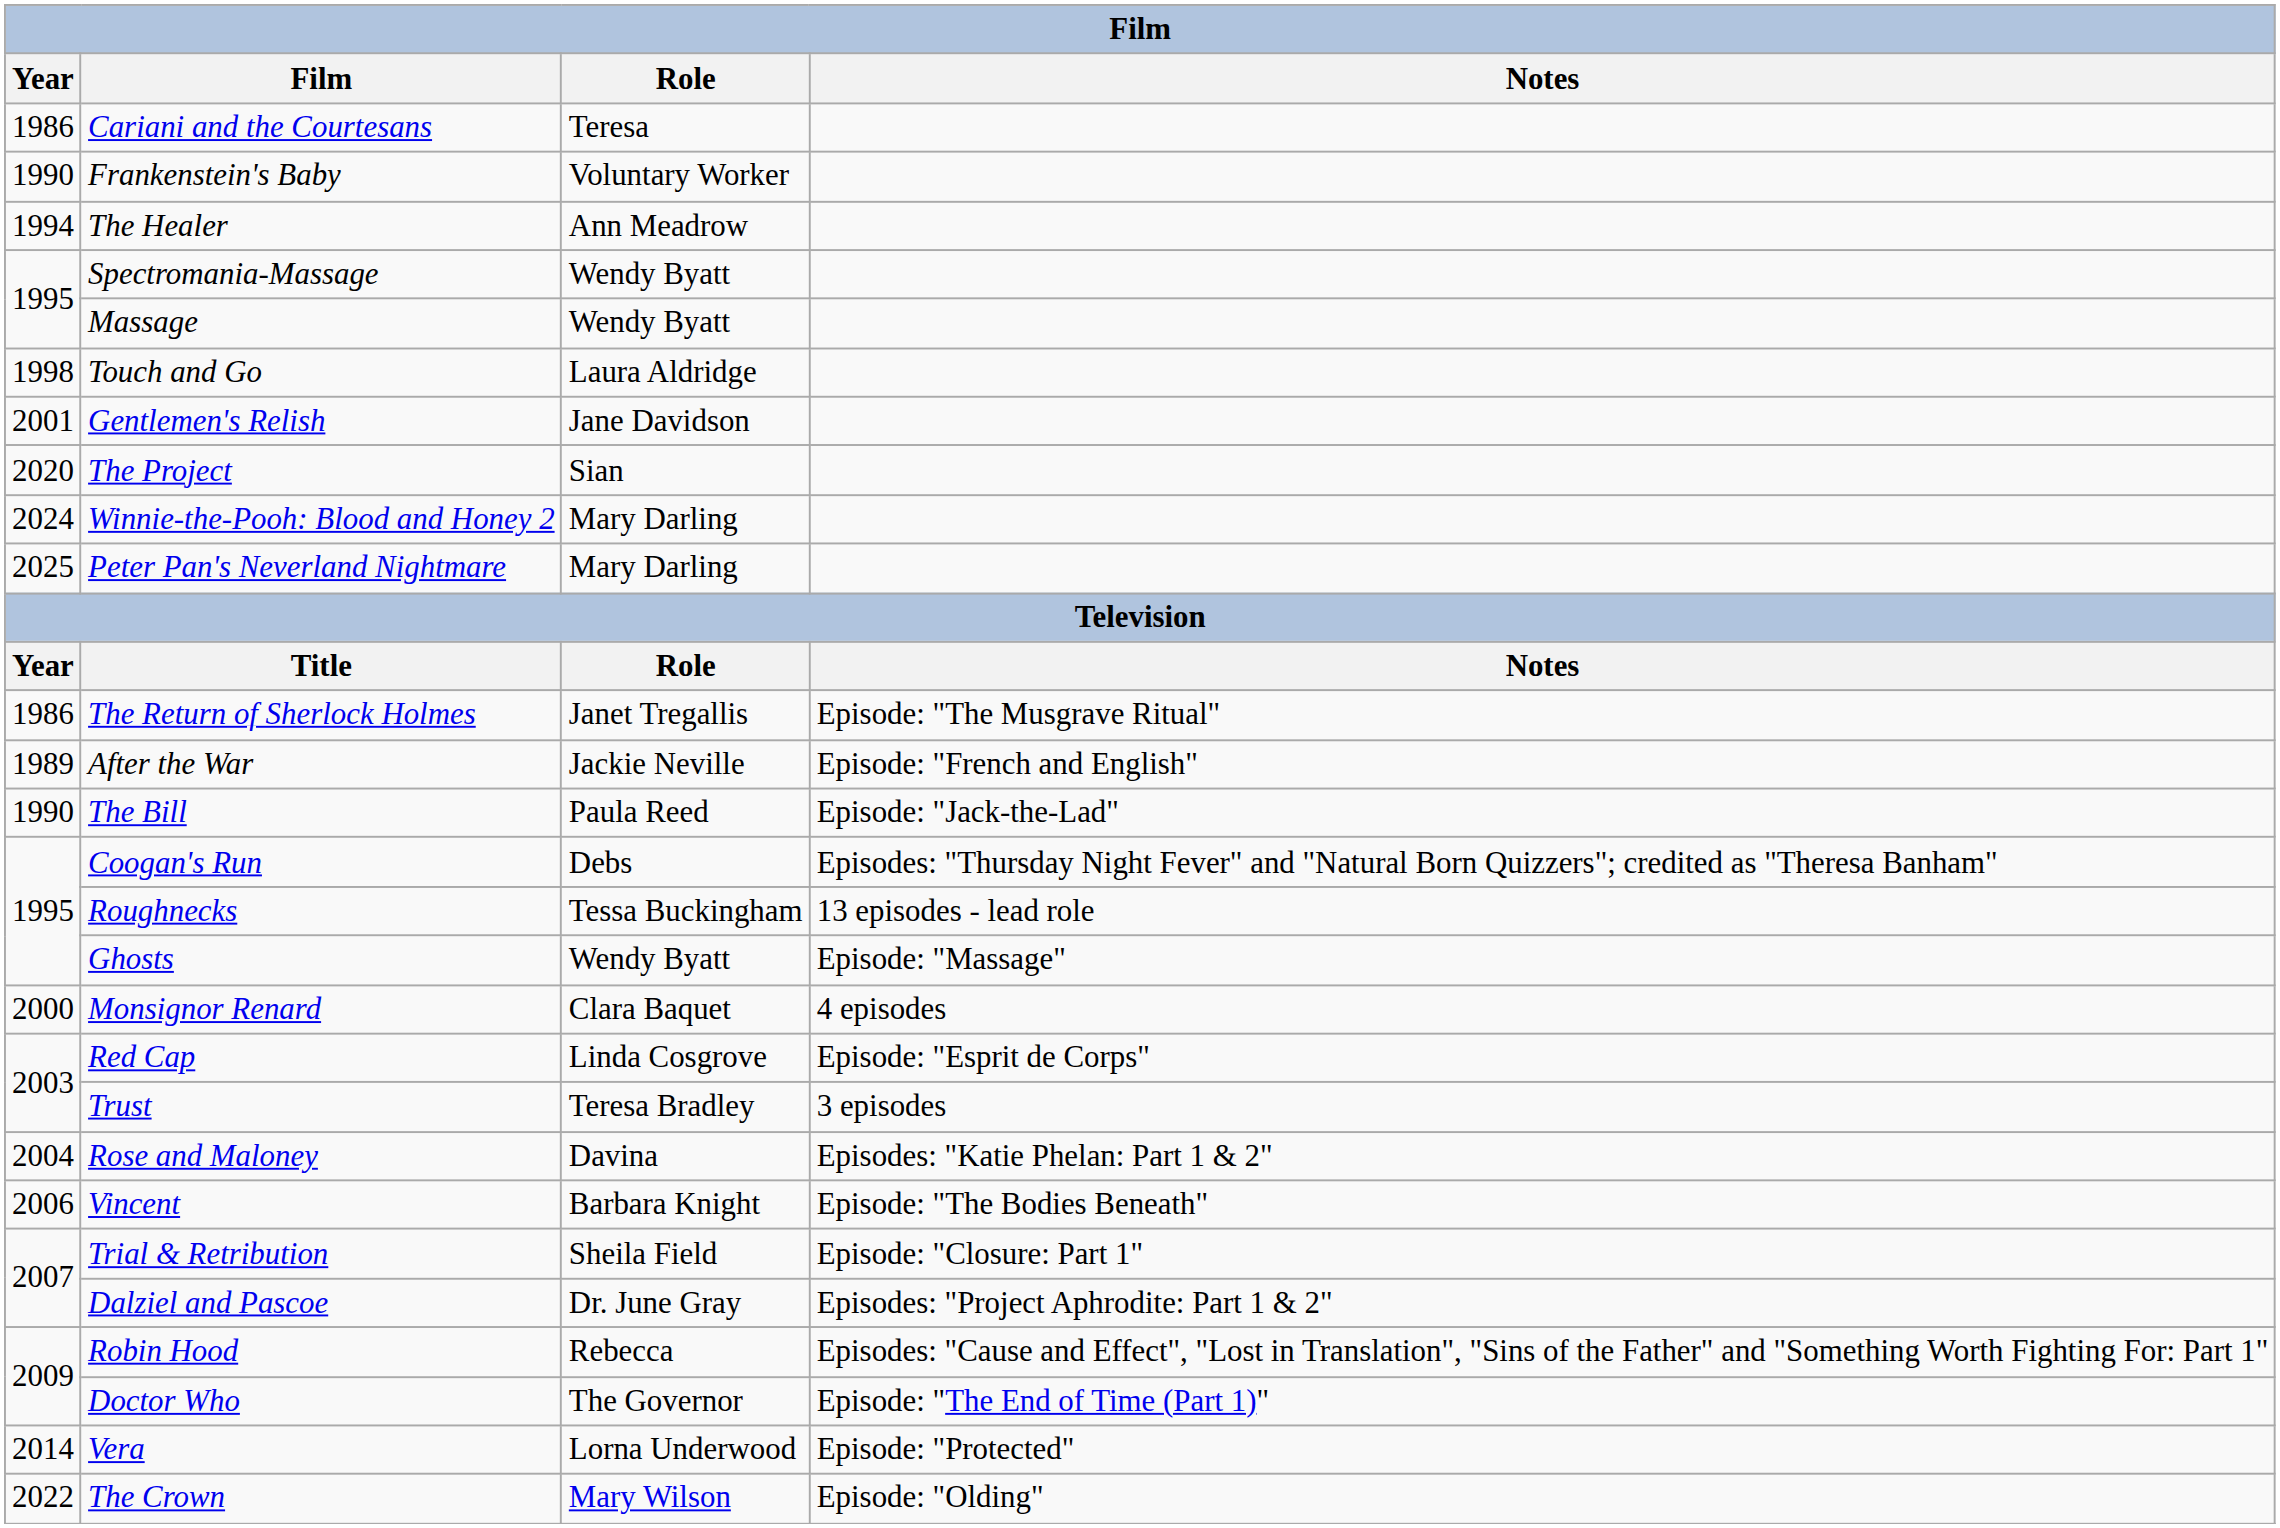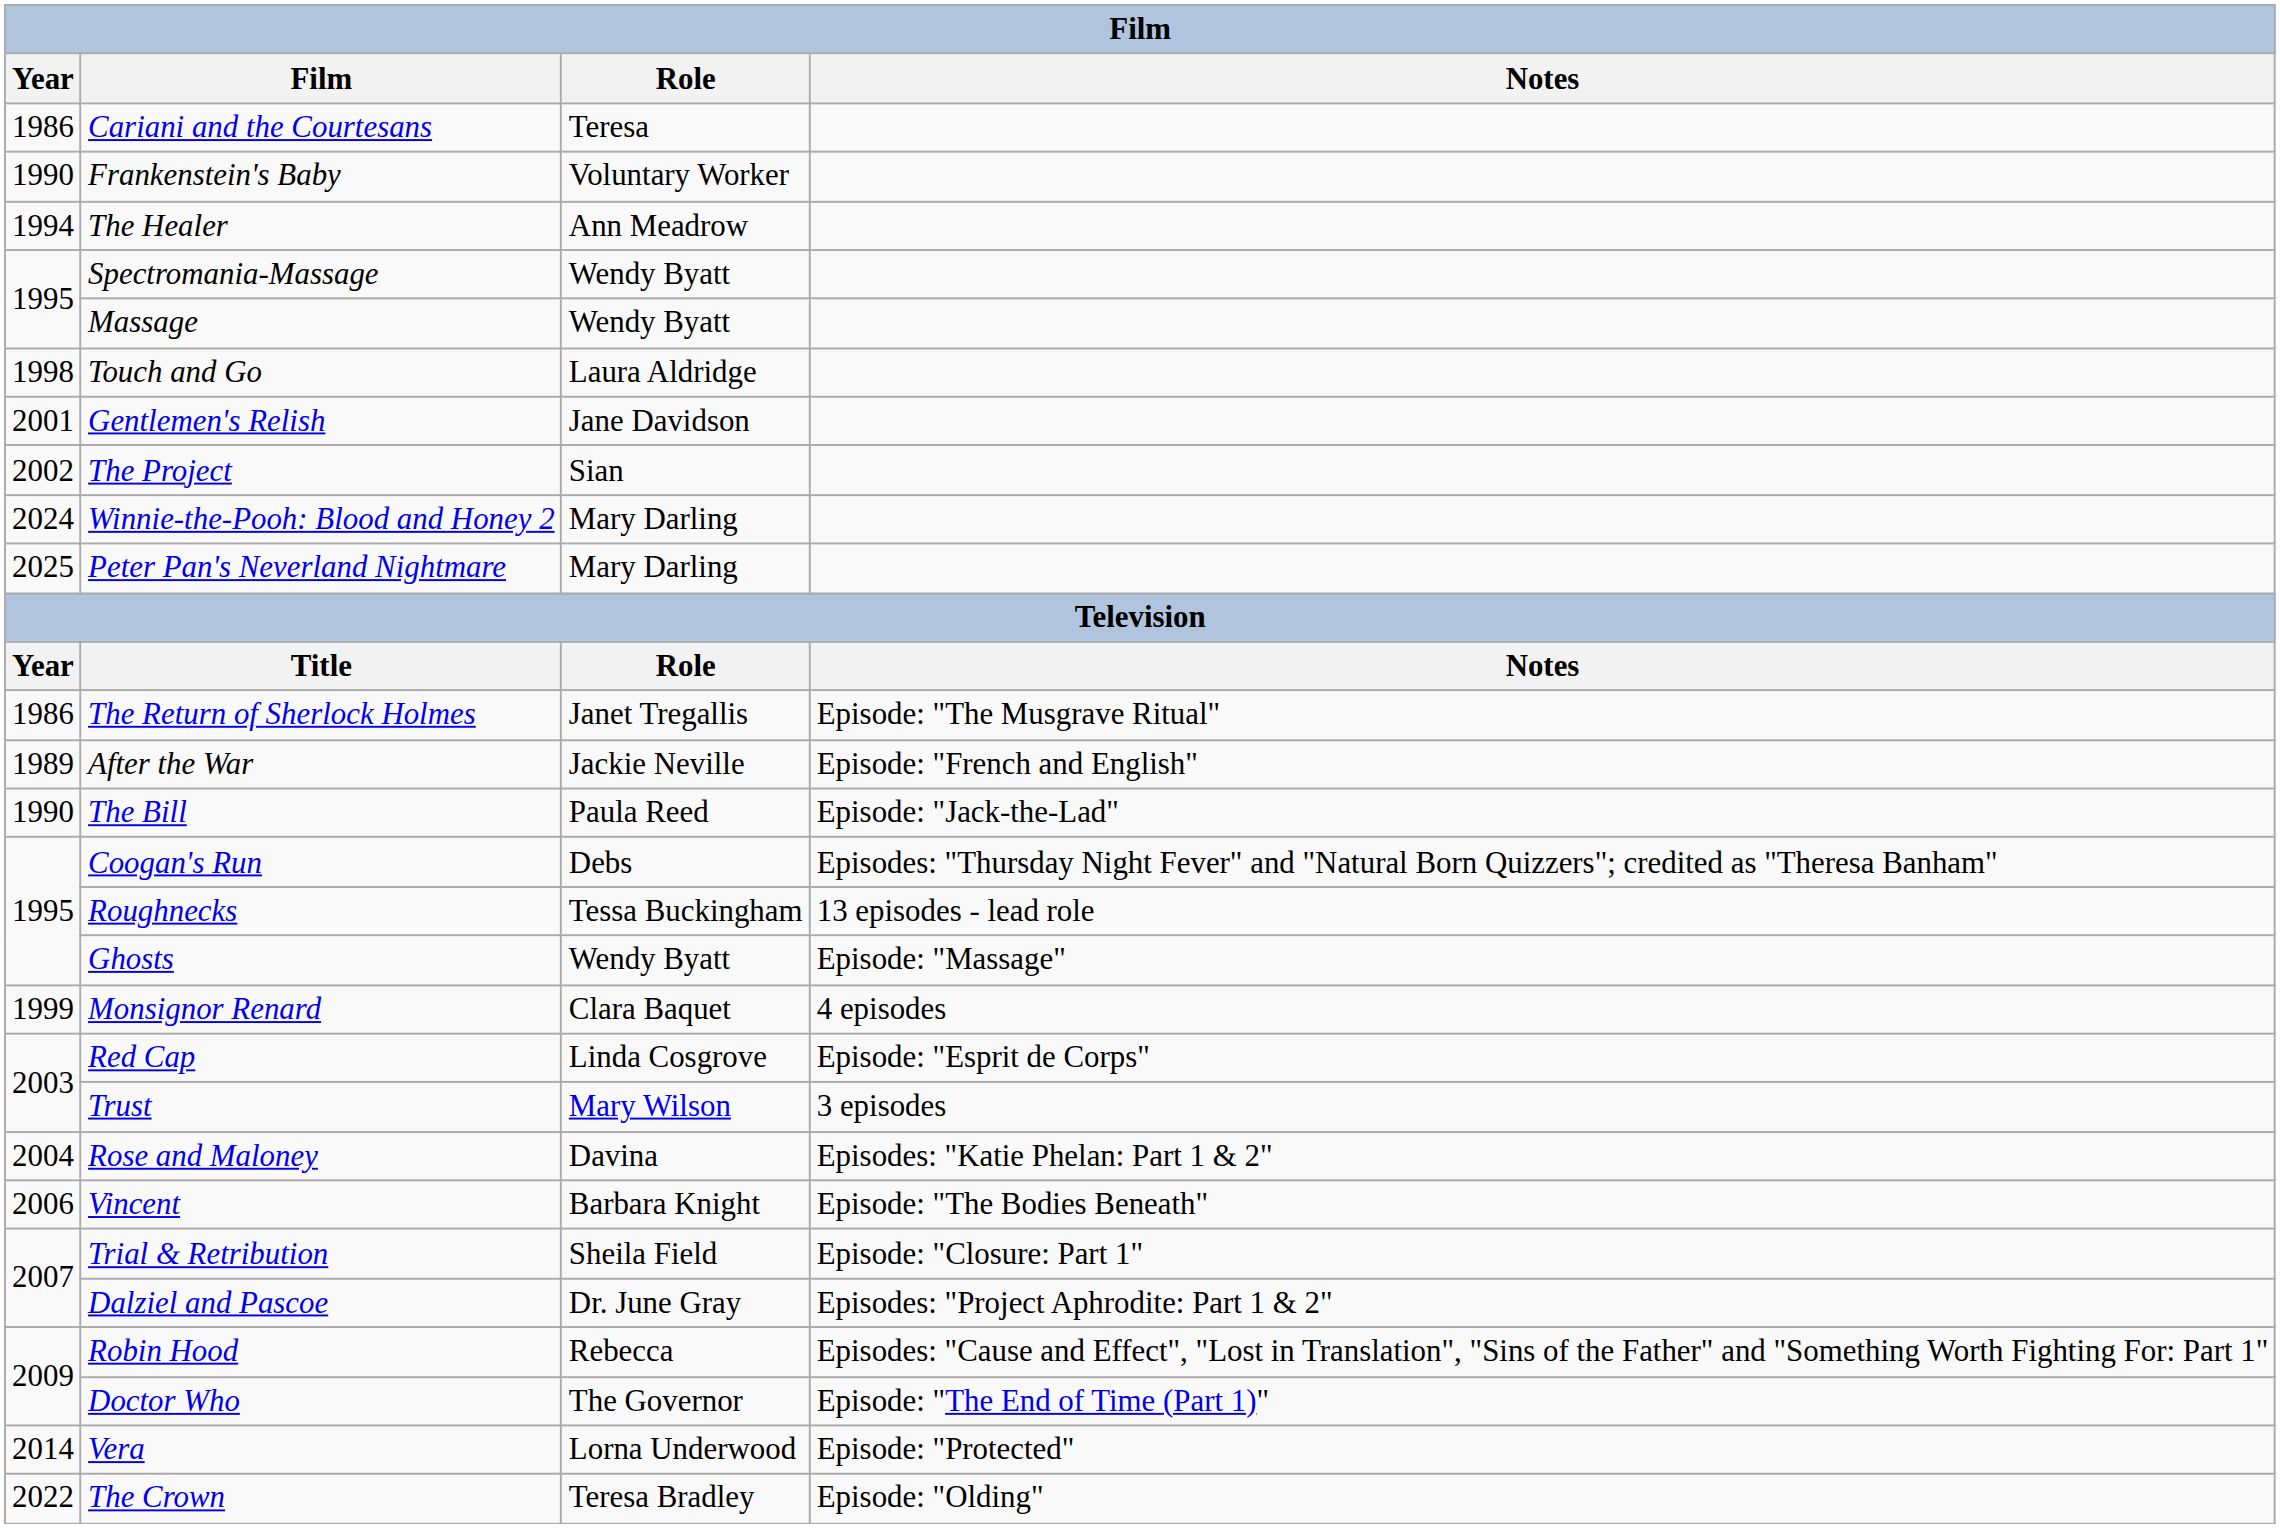(43, 469) 2020 -> (43, 469) 2002
(43, 1008) 2000 -> (43, 1008) 1999
(662, 1106) Teresa Bradley -> (650, 1106) Mary Wilson
(650, 1498) Mary Wilson -> (662, 1498) Teresa Bradley
